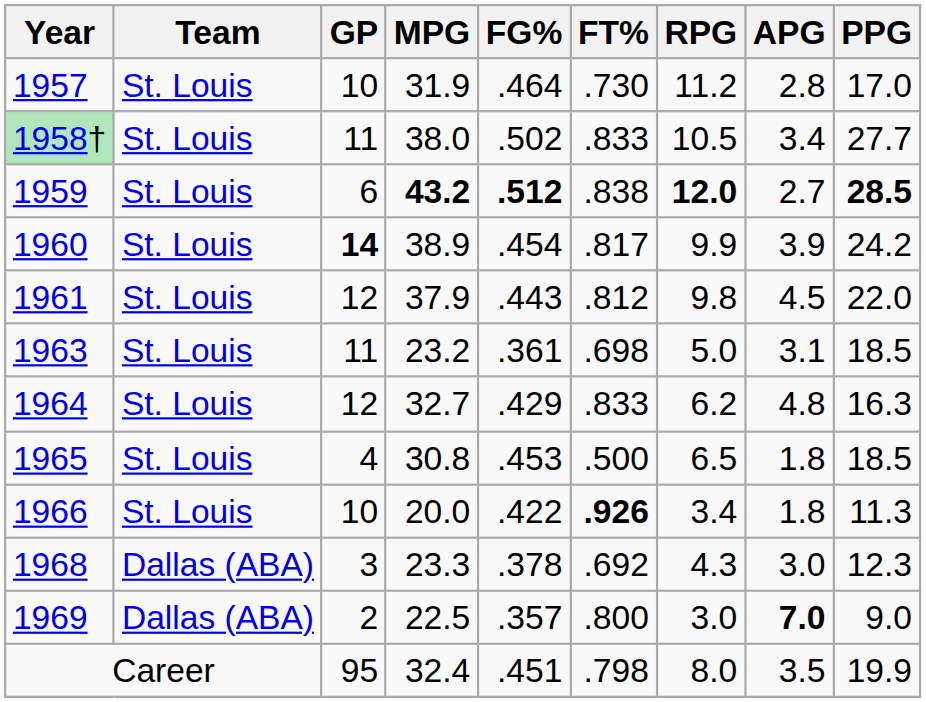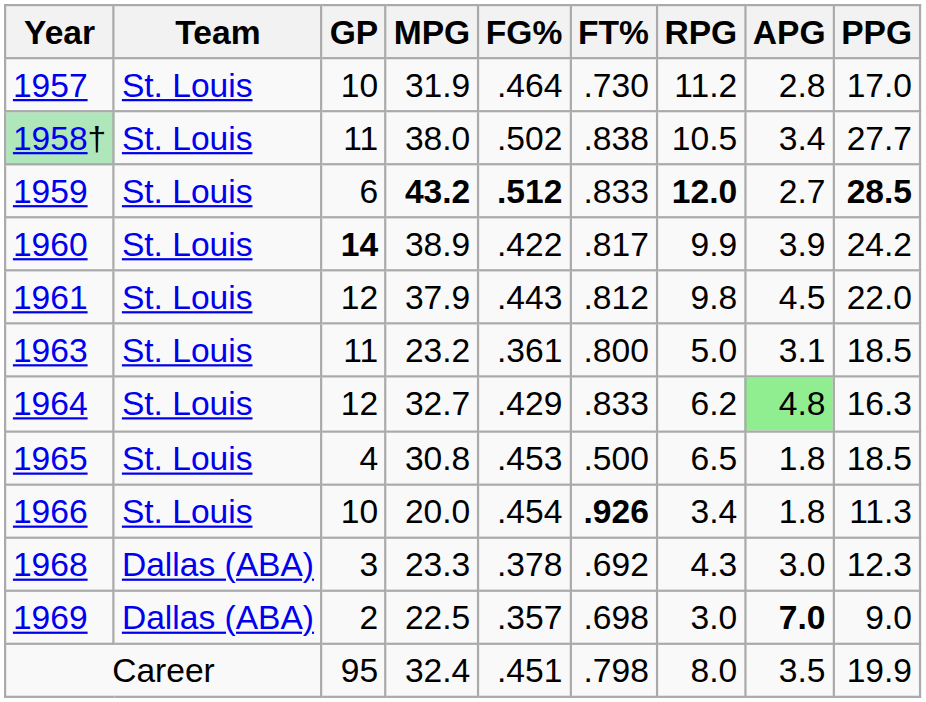(616, 138) .833 -> (616, 138) .838
(616, 191) .838 -> (616, 191) .833
(530, 245) .454 -> (530, 245) .422
(616, 351) .698 -> (616, 351) .800
(802, 404) no background -> (802, 404) lightgreen background
(530, 510) .422 -> (530, 510) .454
(616, 617) .800 -> (616, 617) .698
